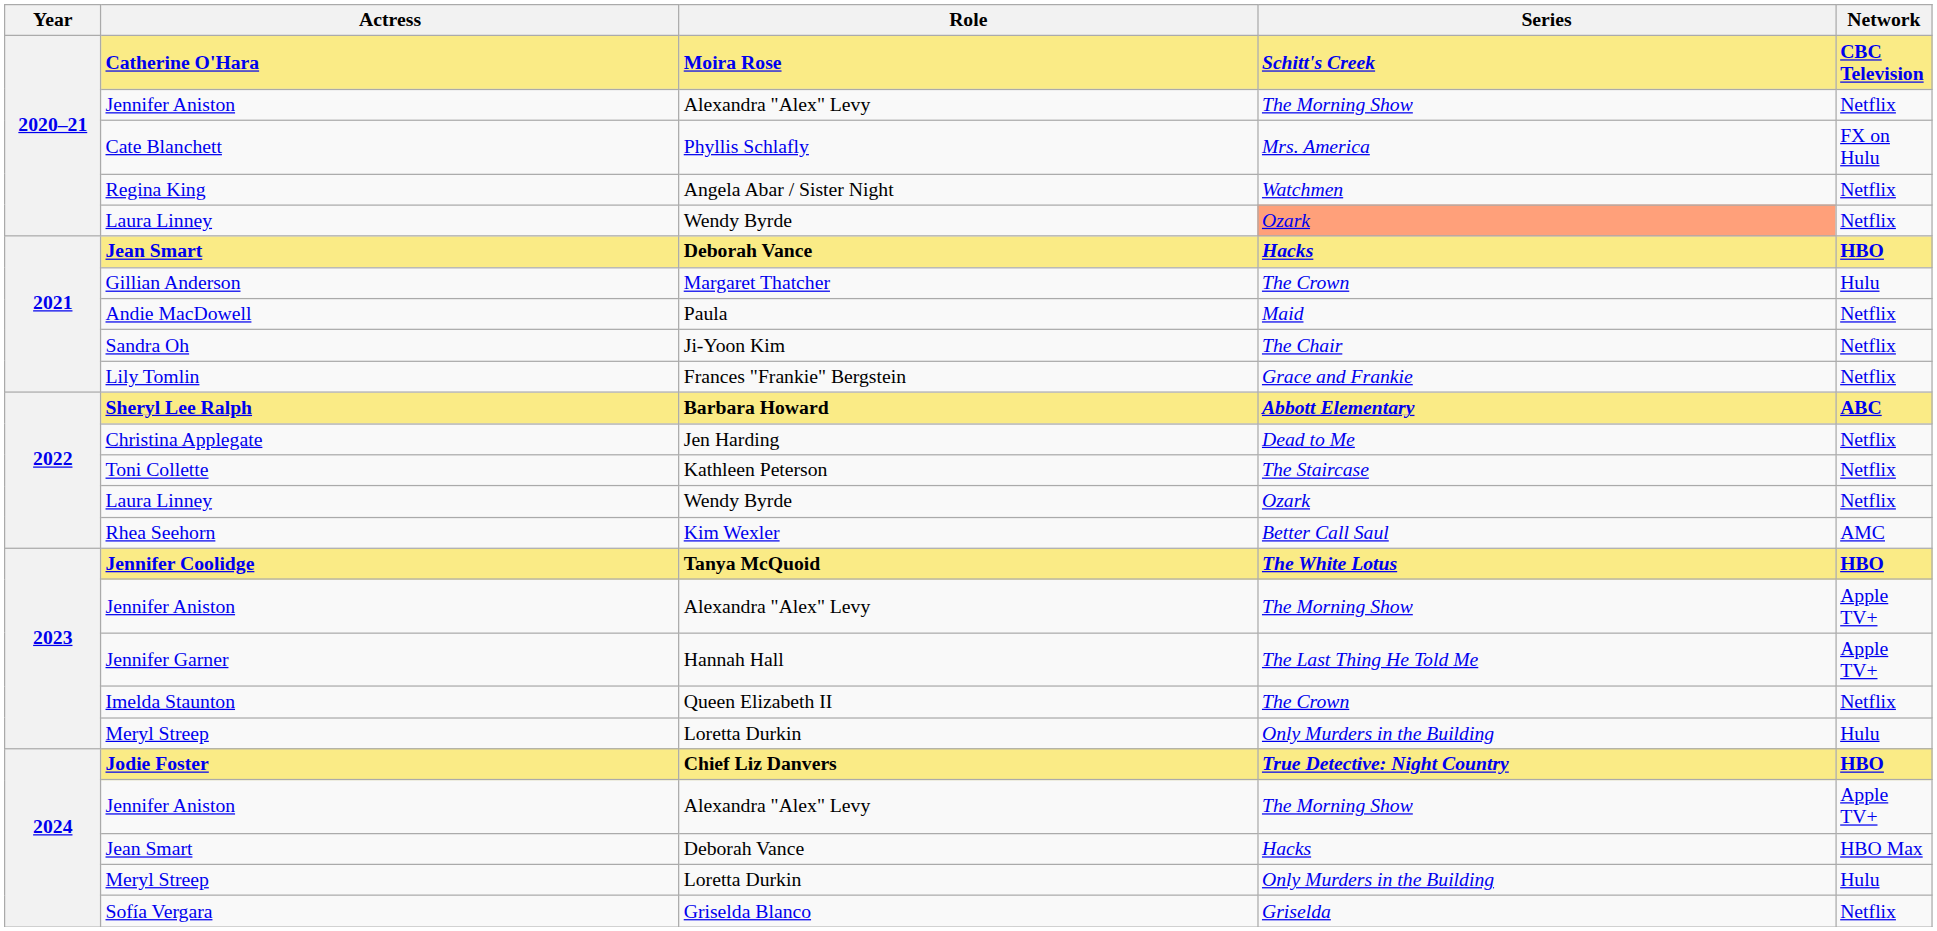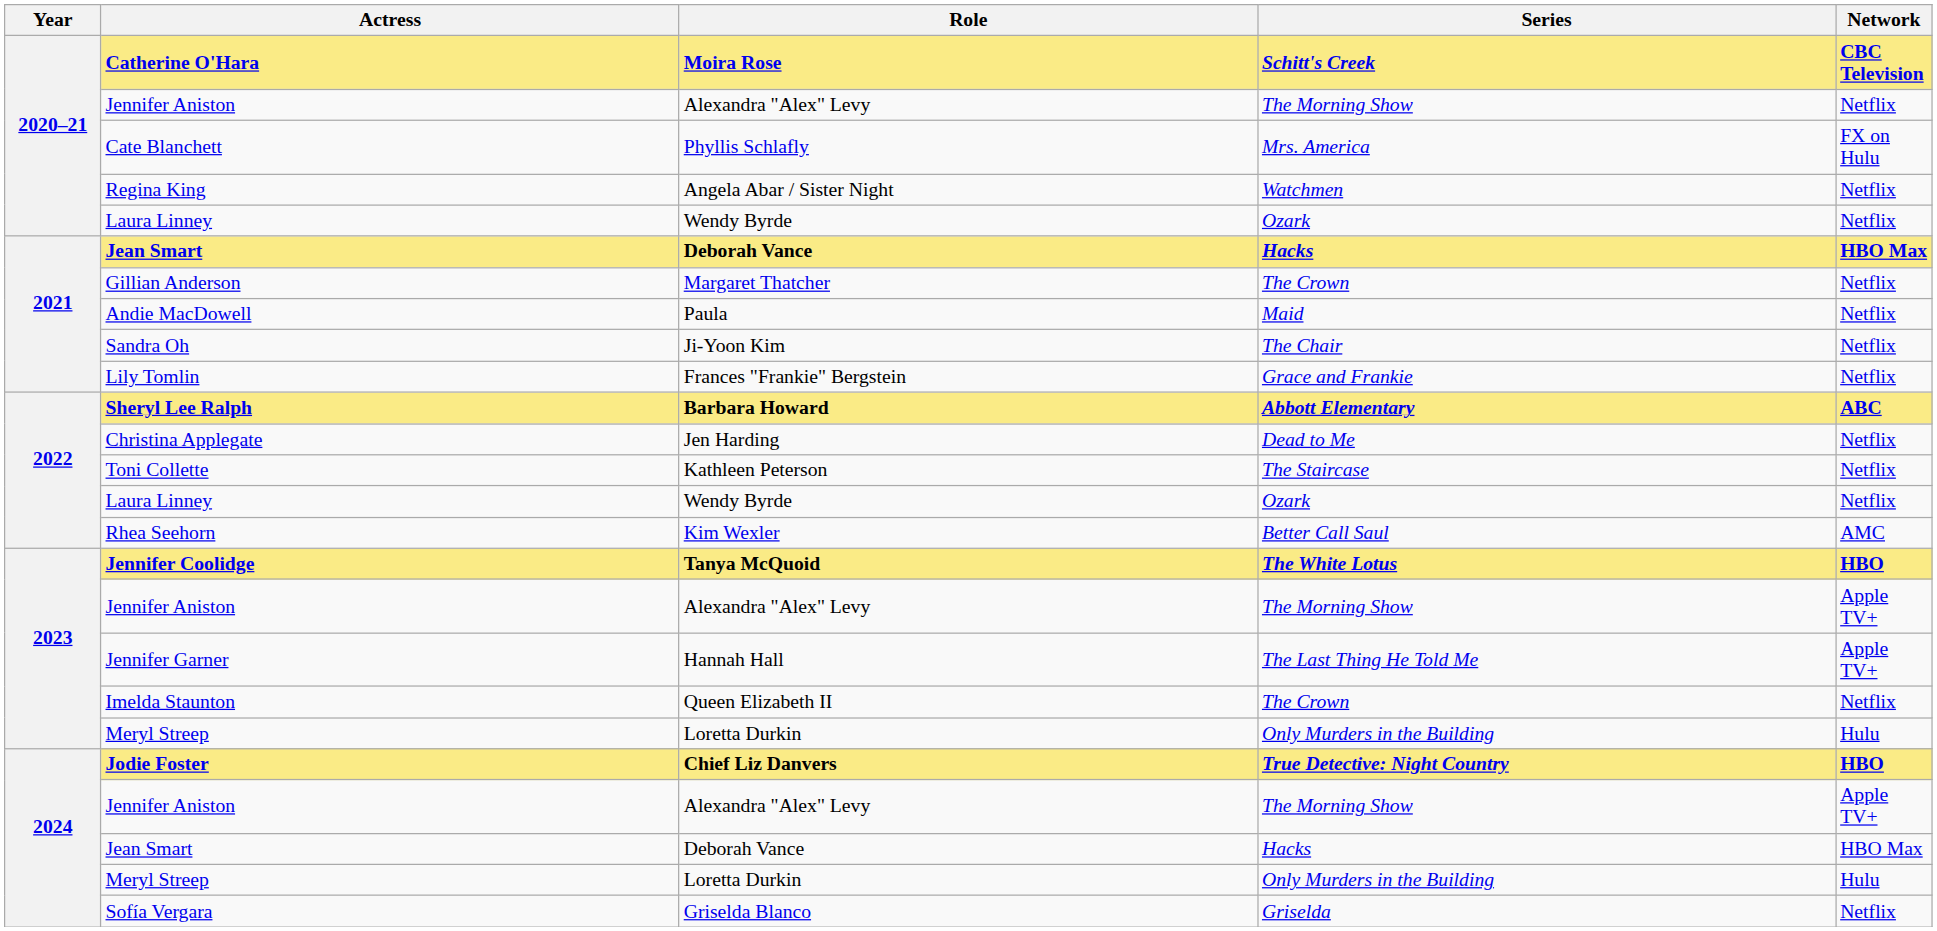(1286, 220) lightsalmon background -> (1286, 220) no background
(1862, 251) HBO -> (1884, 251) HBO Max
(1860, 282) Hulu -> (1868, 282) Netflix
